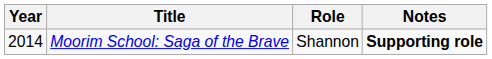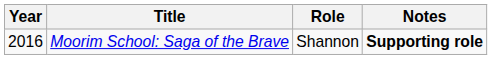(26, 41) 2014 -> (26, 41) 2016
